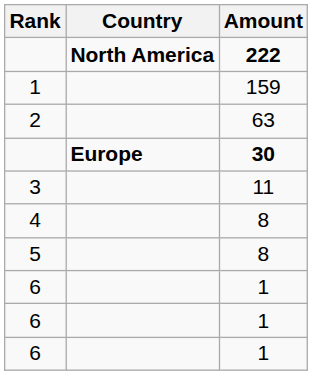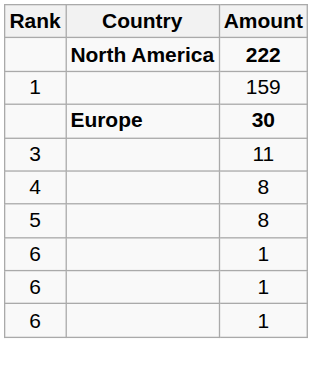- row: (35, 120)
